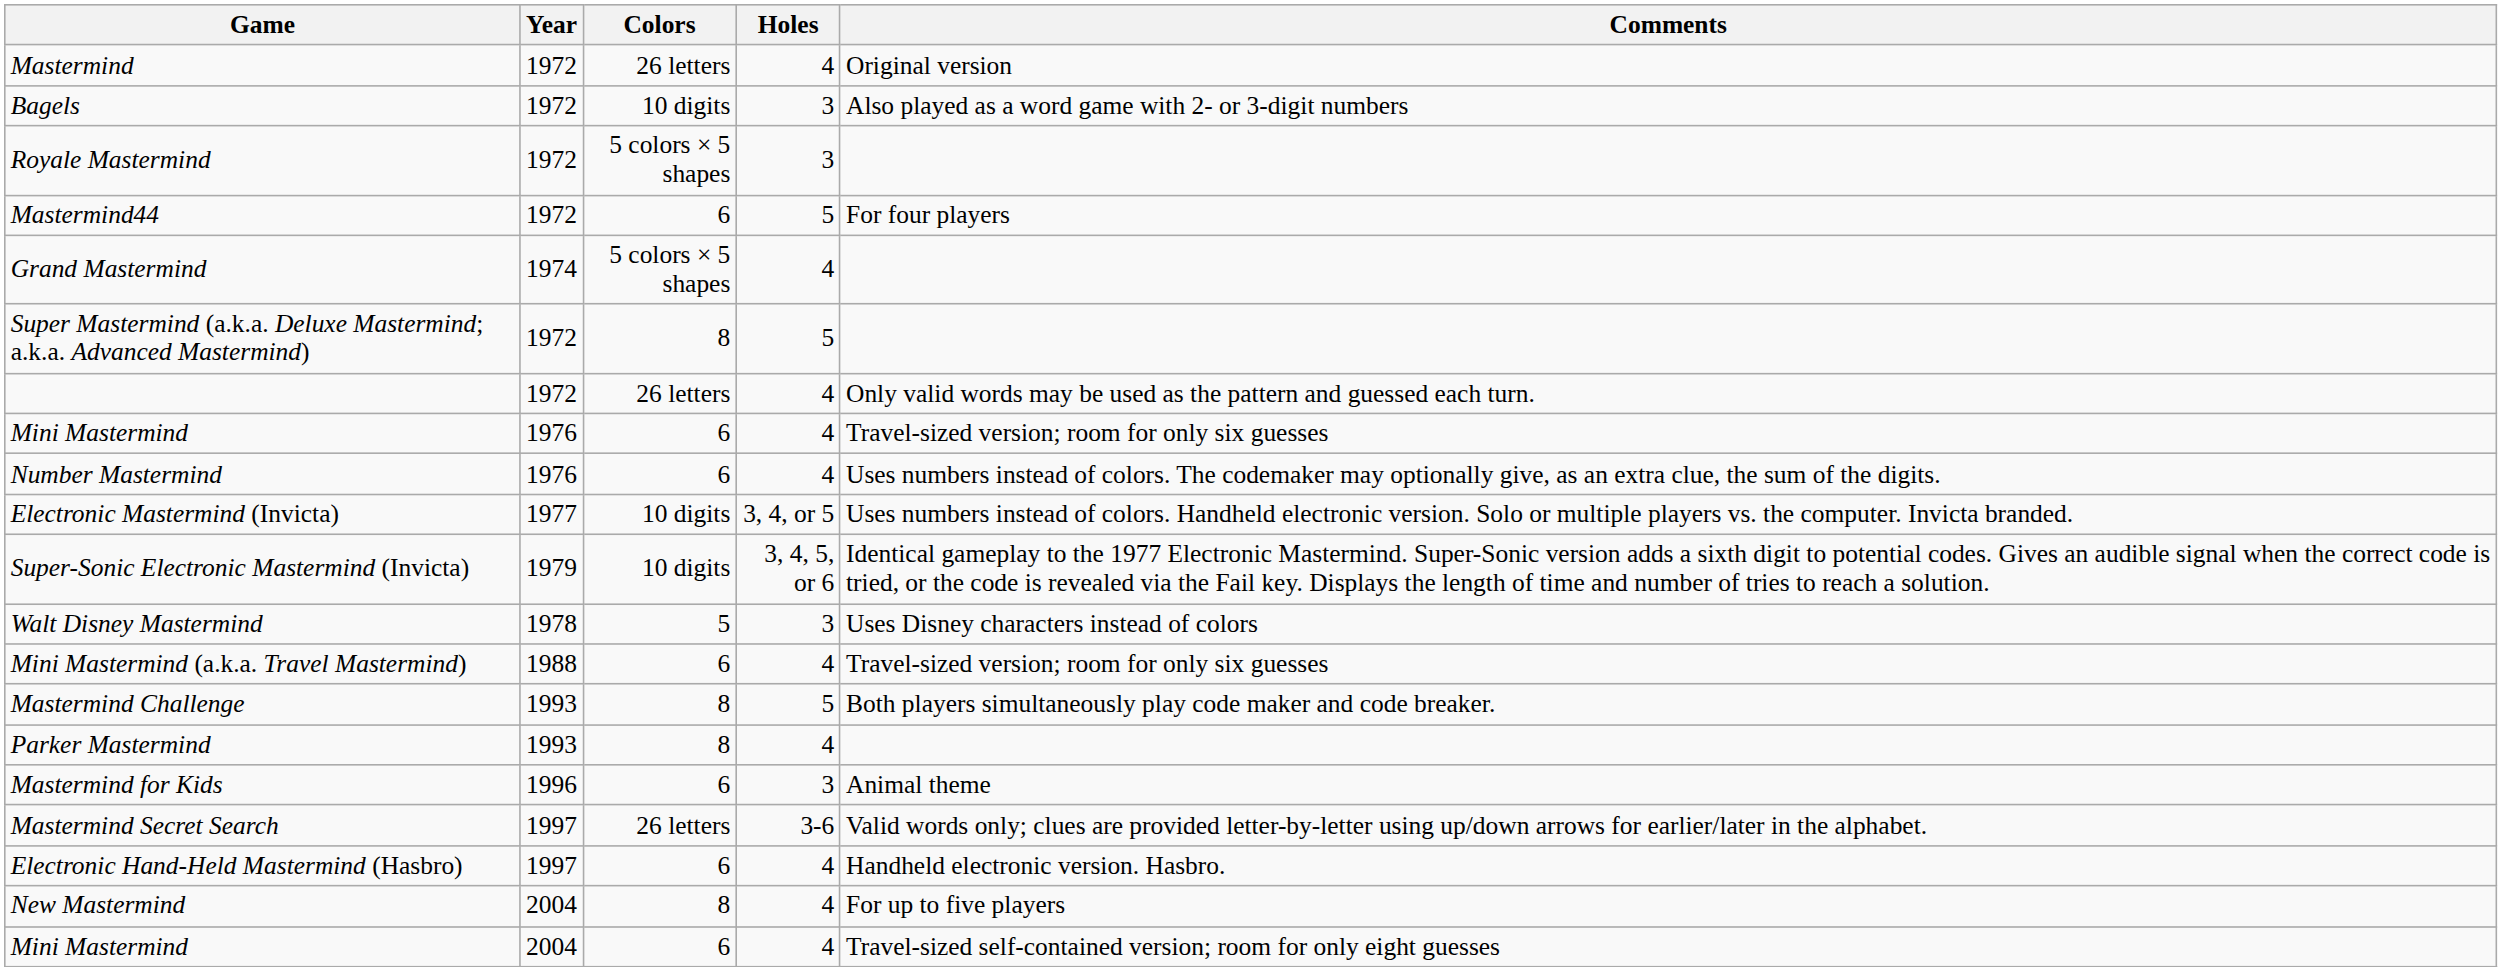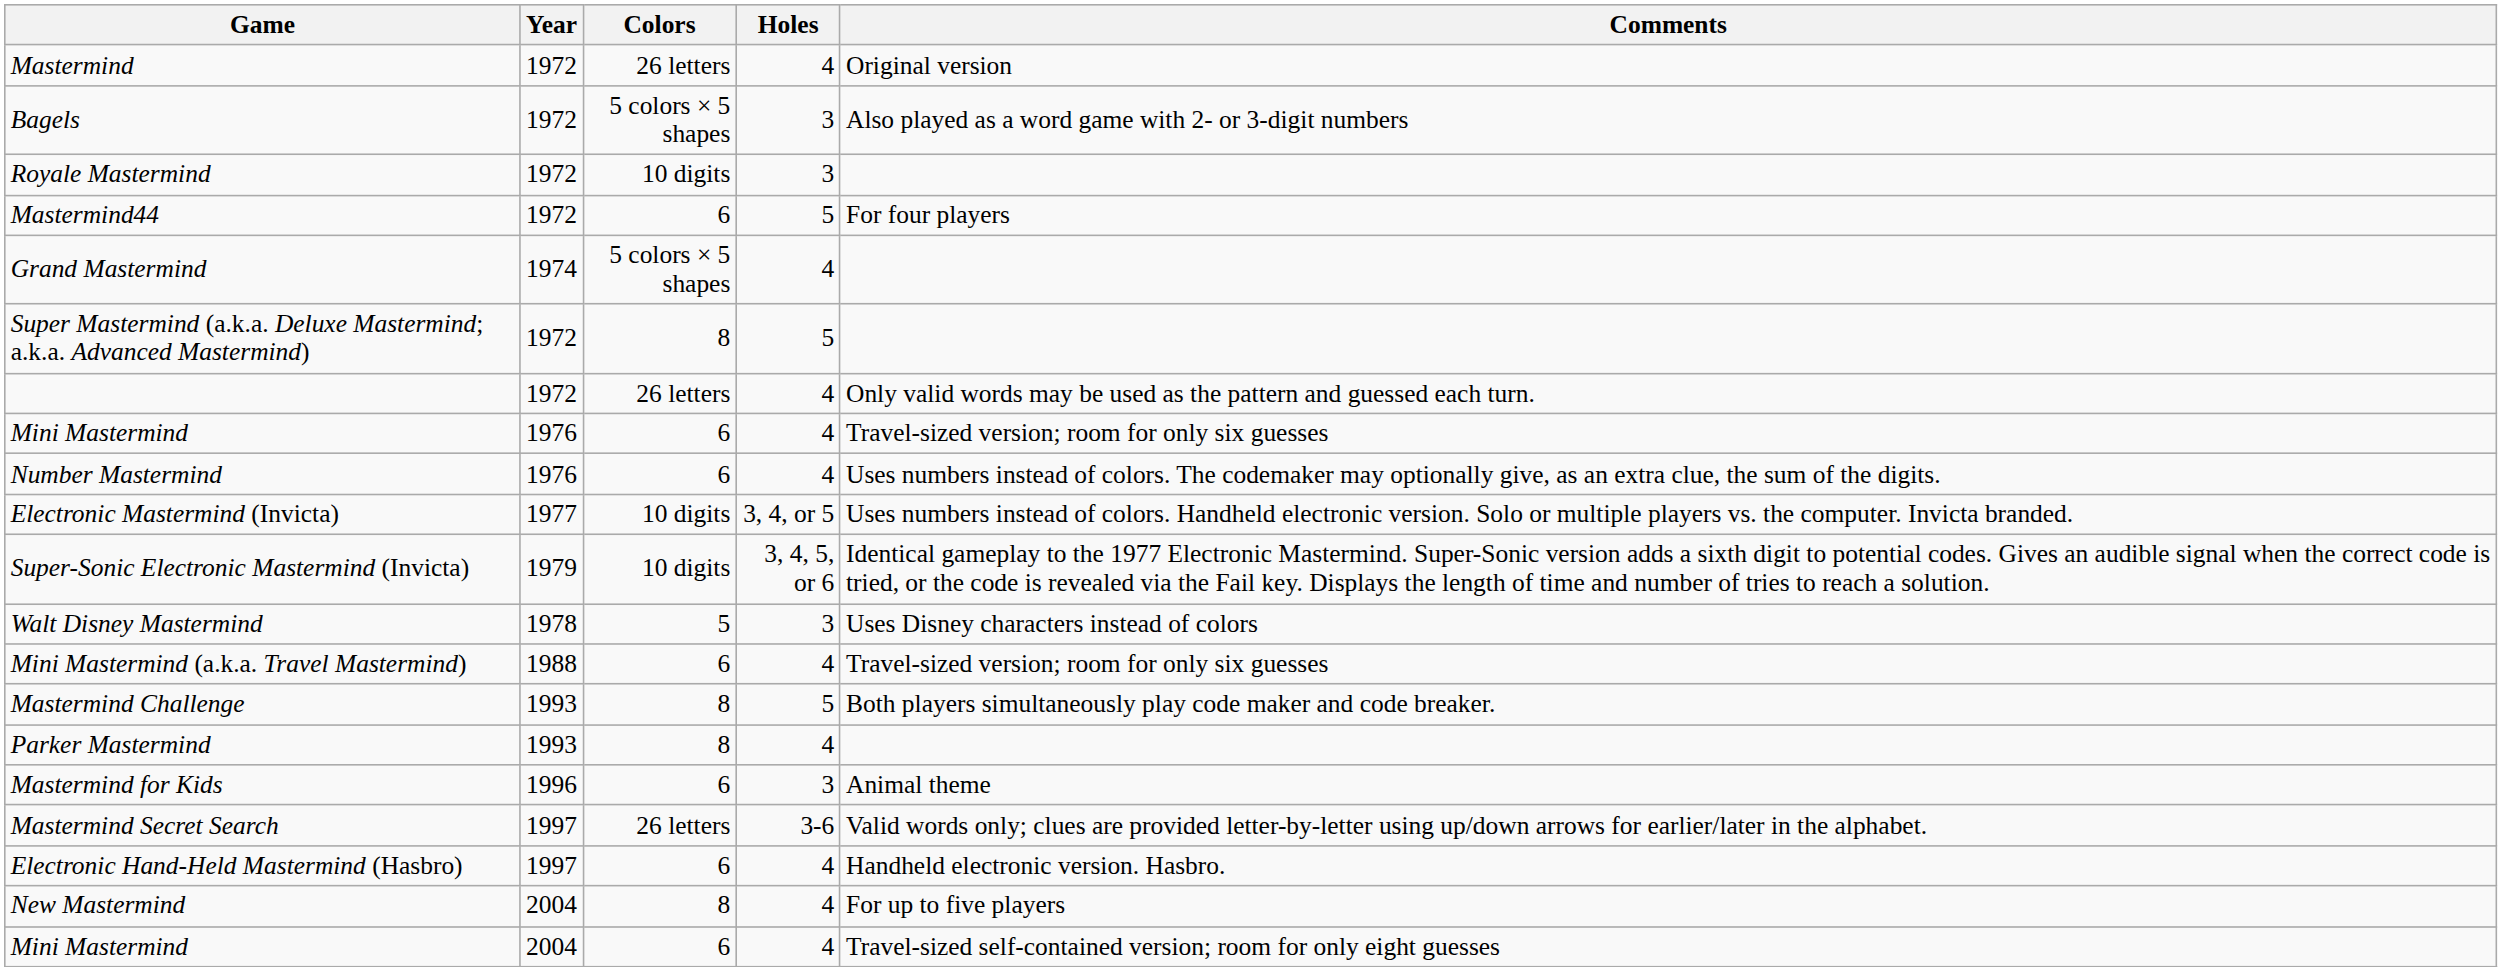(686, 105) 10 digits -> (670, 119) 5 colors × 5 shapes
(670, 160) 5 colors × 5 shapes -> (686, 174) 10 digits
